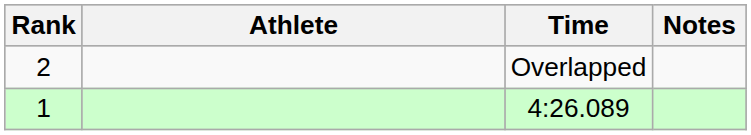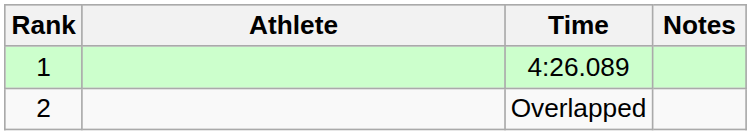rows swapped: (578, 108) <-> (578, 66)
